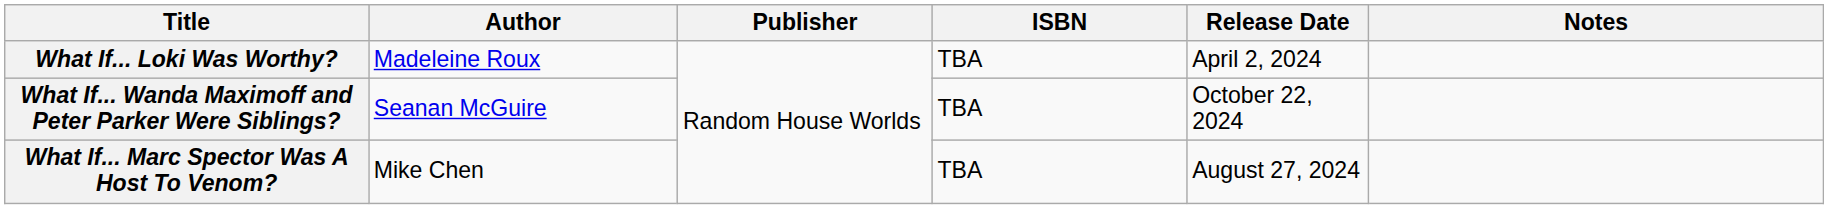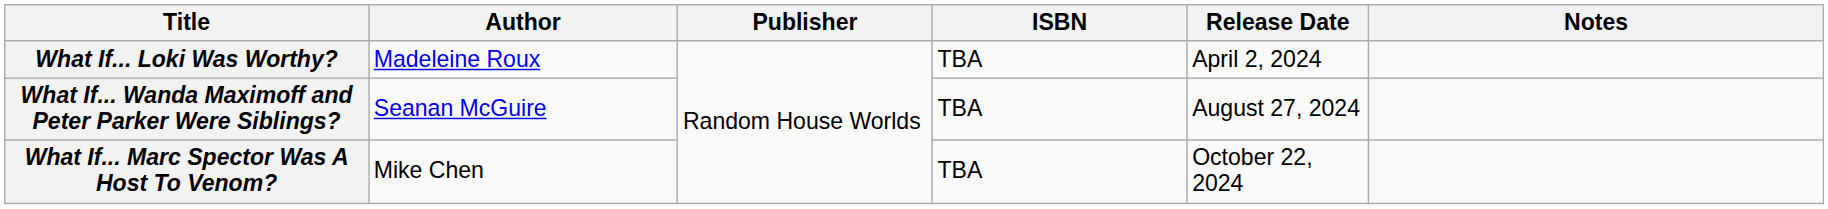(1252, 108) October 22, 2024 -> (1276, 108) August 27, 2024
(1276, 171) August 27, 2024 -> (1252, 171) October 22, 2024
